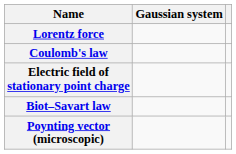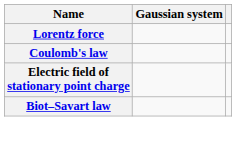- row: (68, 132)
